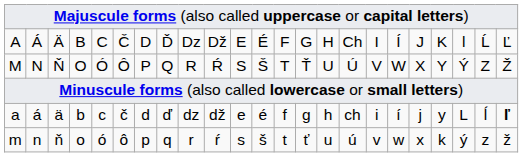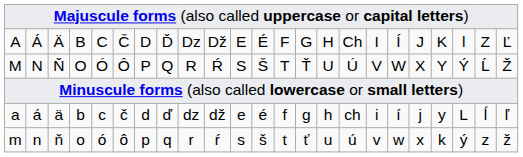(485, 41) Ĺ -> (485, 41) Z
(485, 66) Z -> (485, 66) Ĺ
(507, 115) bold -> (507, 115) normal
